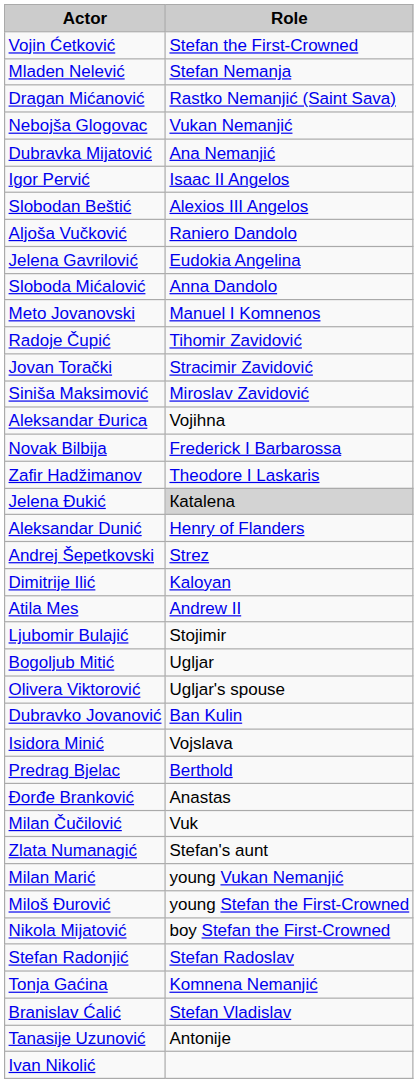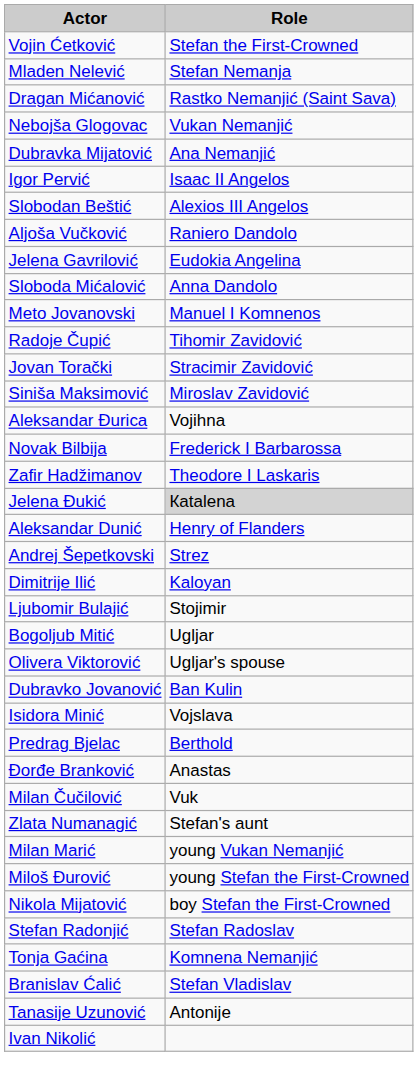- row: (43, 609)
